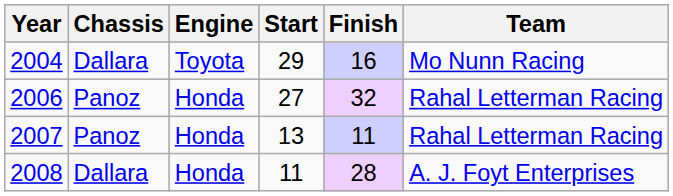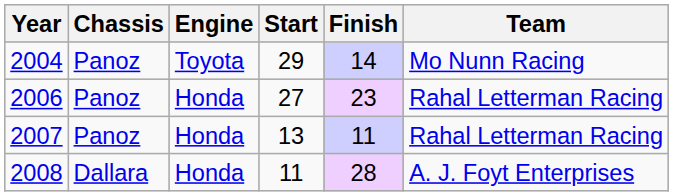(111, 61) Dallara -> (107, 61) Panoz
(364, 61) 16 -> (364, 61) 14
(364, 98) 32 -> (364, 98) 23
